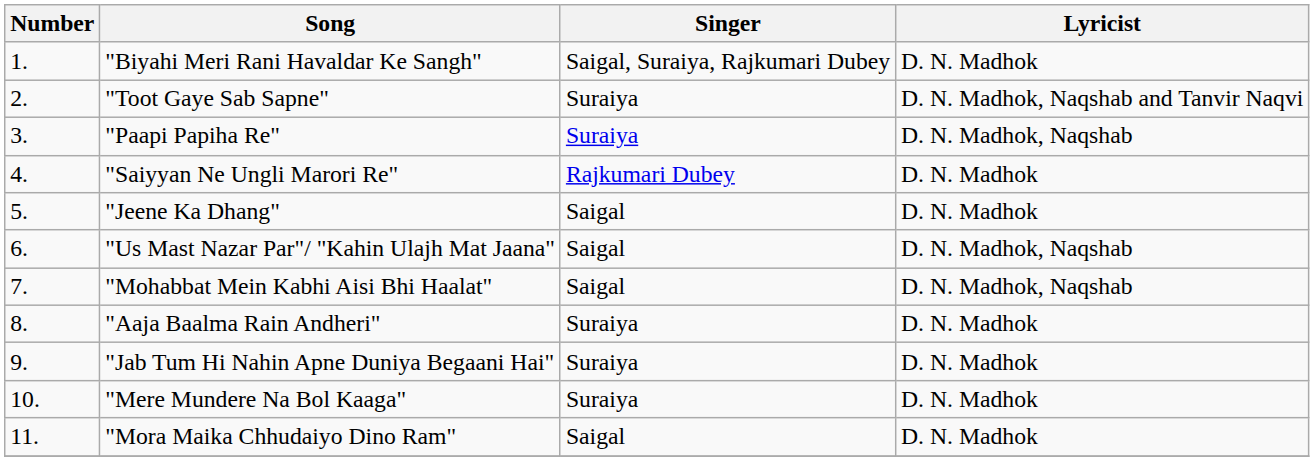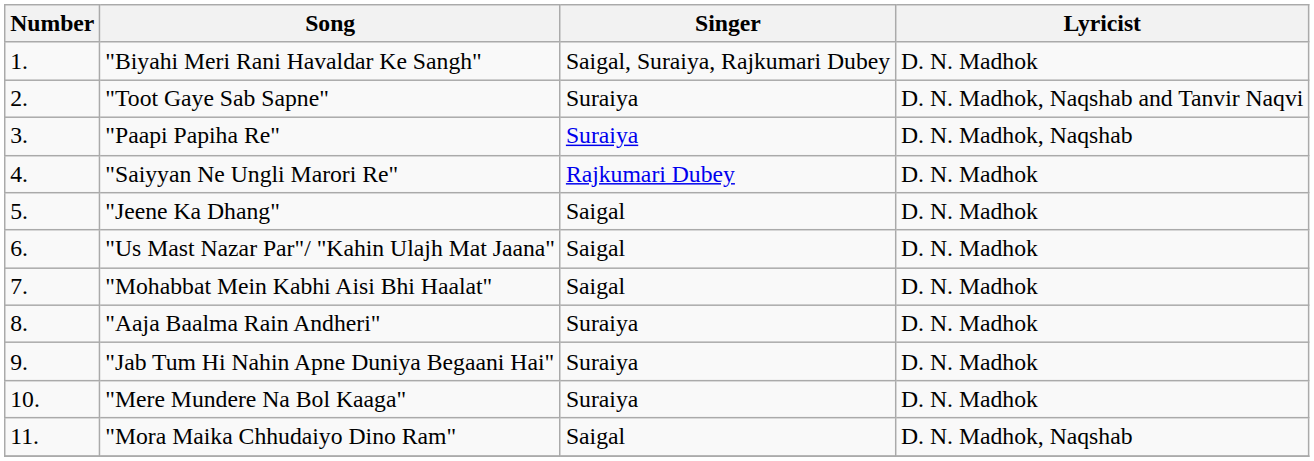(1017, 248) D. N. Madhok, Naqshab -> (969, 248) D. N. Madhok
(1017, 286) D. N. Madhok, Naqshab -> (969, 286) D. N. Madhok
(969, 436) D. N. Madhok -> (1017, 436) D. N. Madhok, Naqshab
